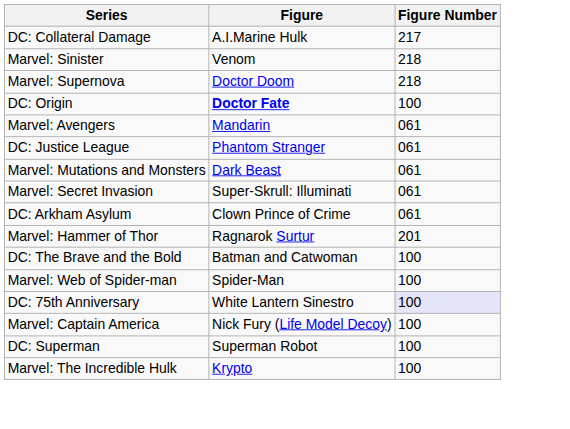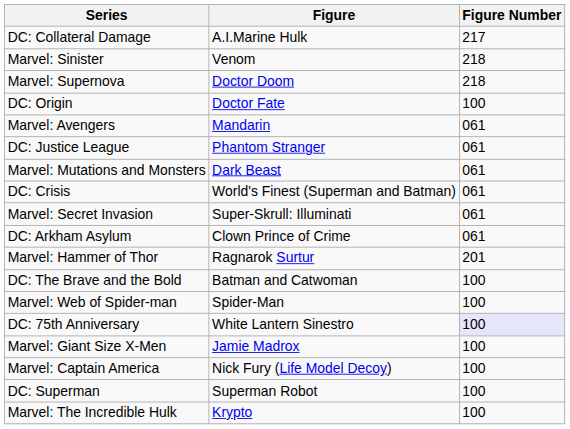(251, 103) bold -> (248, 103) normal
+ row: (39, 192)
+ row: (87, 346)
